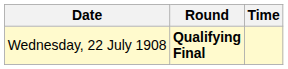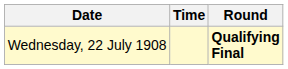columns swapped: (264, 15) <-> (207, 15)
